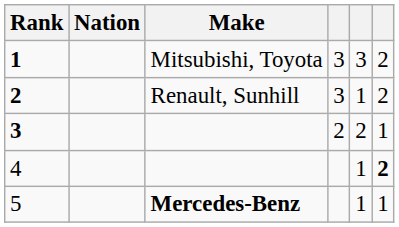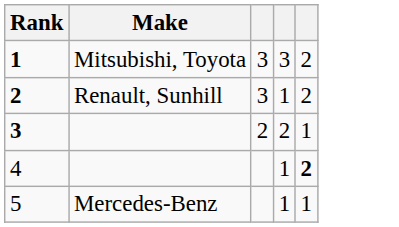- column: (107, 22)
(225, 204) bold -> (146, 204) normal
